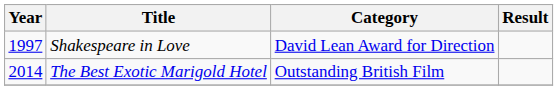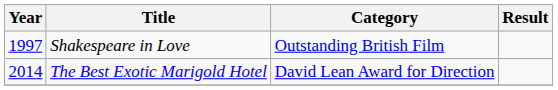(385, 44) David Lean Award for Direction -> (359, 44) Outstanding British Film
(359, 71) Outstanding British Film -> (385, 71) David Lean Award for Direction
